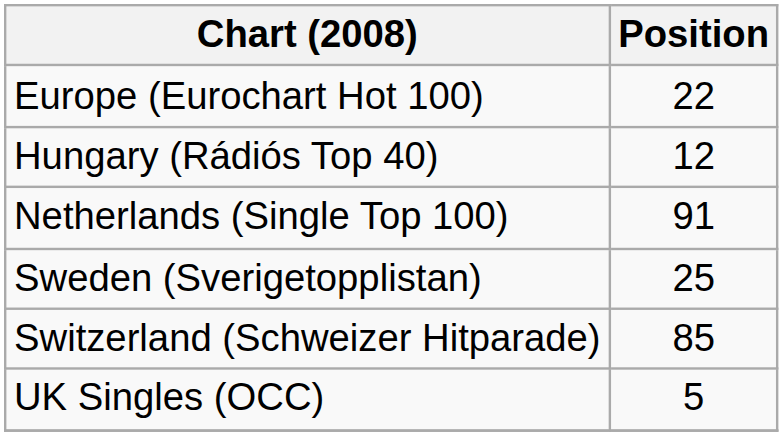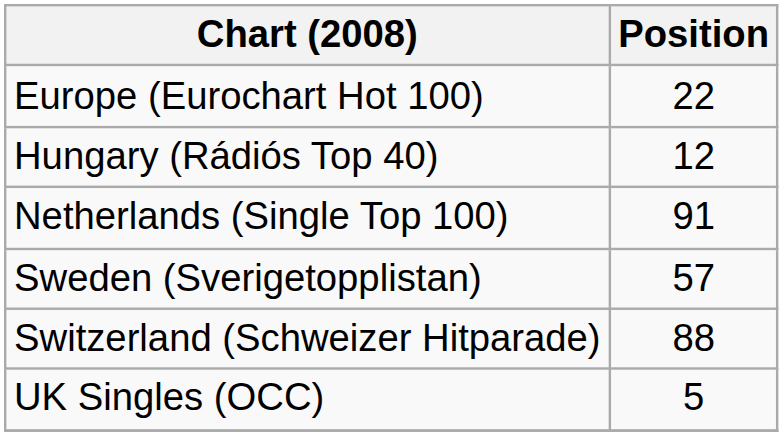(694, 277) 25 -> (694, 277) 57
(694, 338) 85 -> (694, 338) 88
